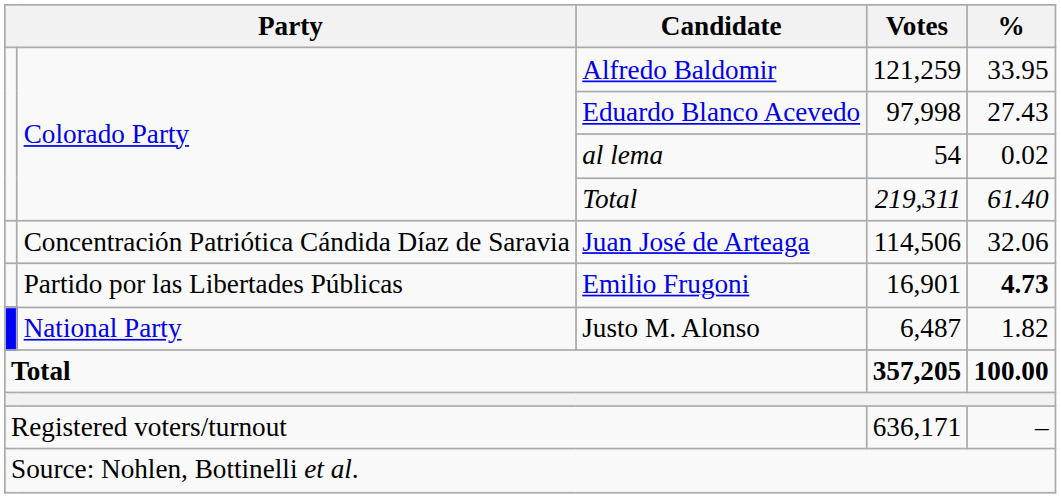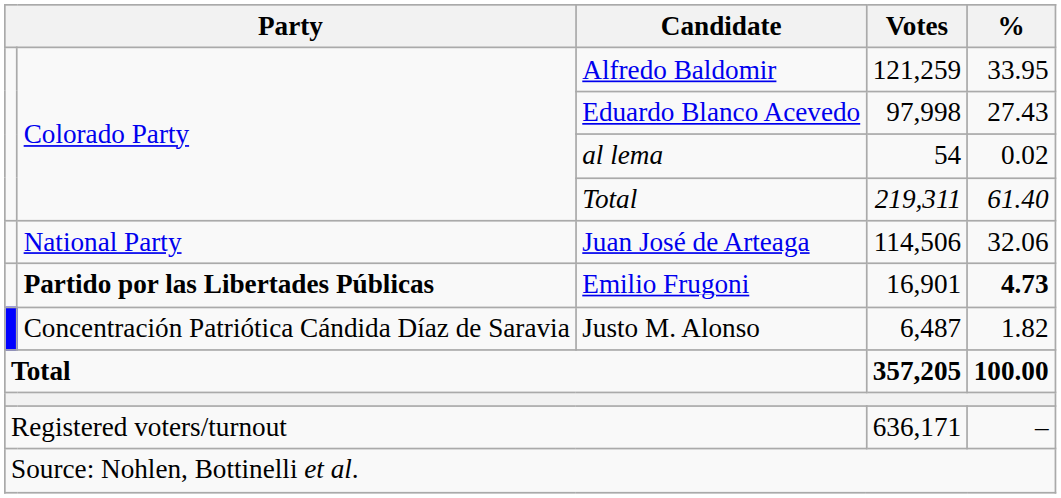(297, 241) Concentración Patriótica Cándida Díaz de Saravia -> (103, 241) National Party
(213, 284) normal -> (229, 284) bold
(103, 328) National Party -> (297, 328) Concentración Patriótica Cándida Díaz de Saravia
